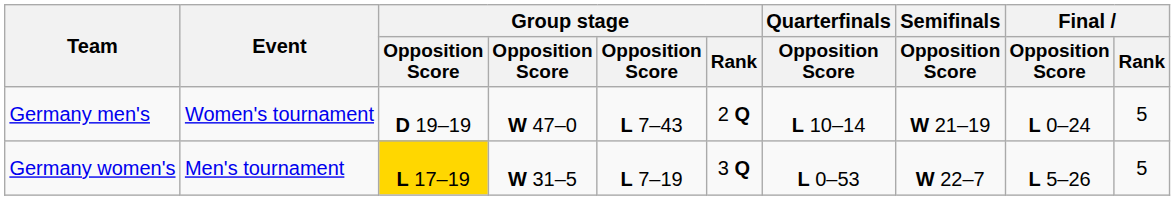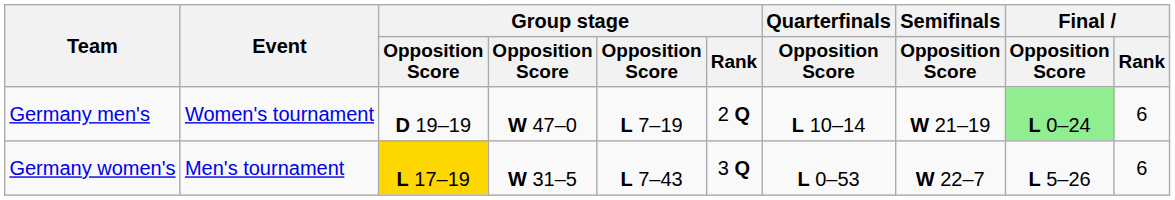(652, 125) L 7–43 -> (652, 125) L 7–19
(1060, 125) no background -> (1060, 125) lightgreen background
(1142, 114) 5 -> (1142, 114) 6
(652, 179) L 7–19 -> (652, 179) L 7–43
(1142, 168) 5 -> (1142, 168) 6
